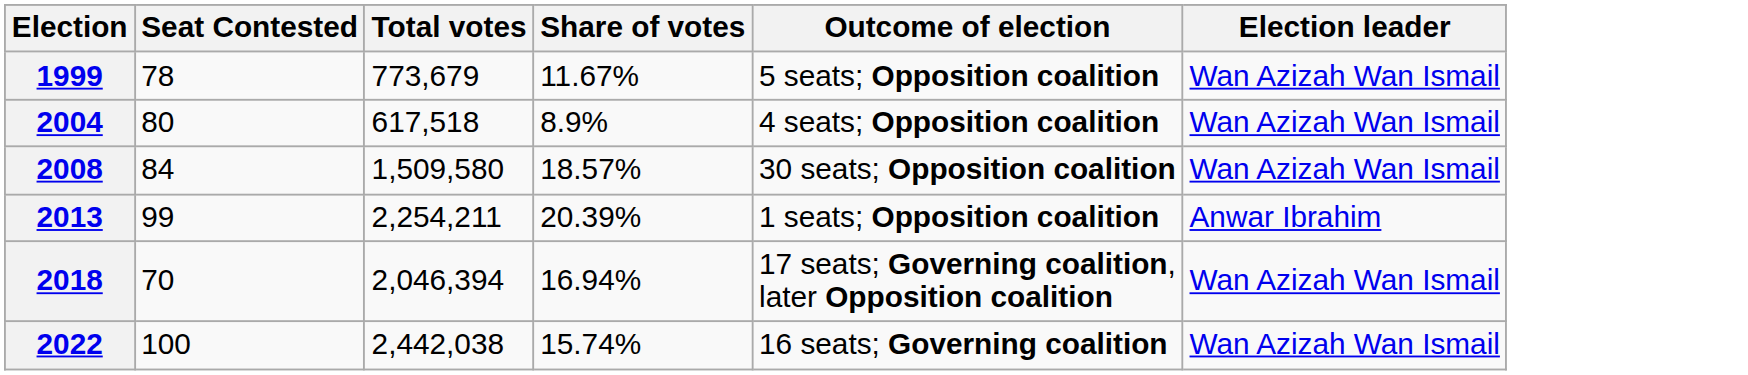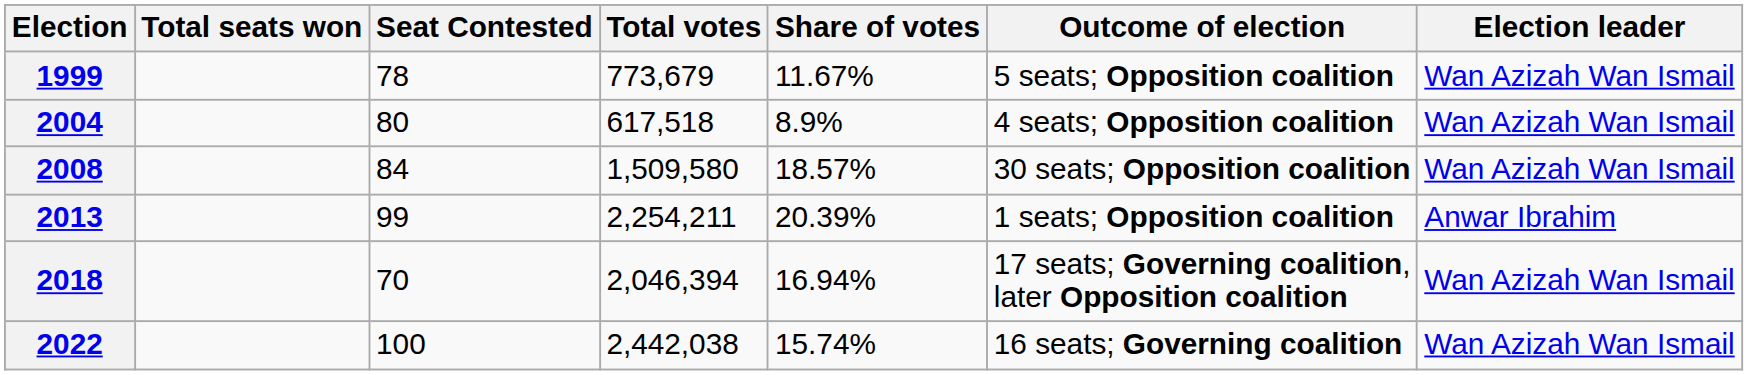+ column: (252, 28)
